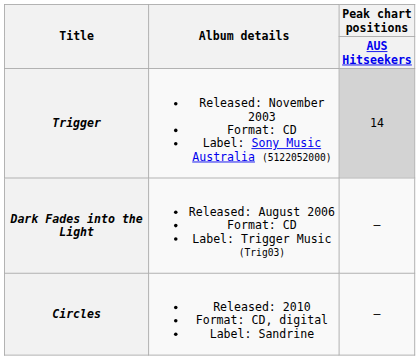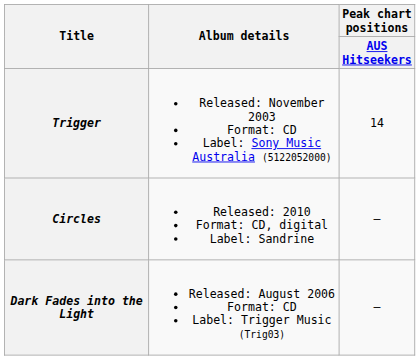(377, 123) lightgrey background -> (377, 123) no background
rows swapped: (77, 225) <-> (77, 314)
